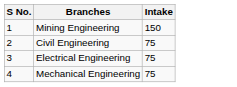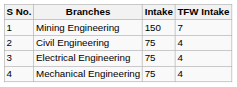+ column: (203, 12)
